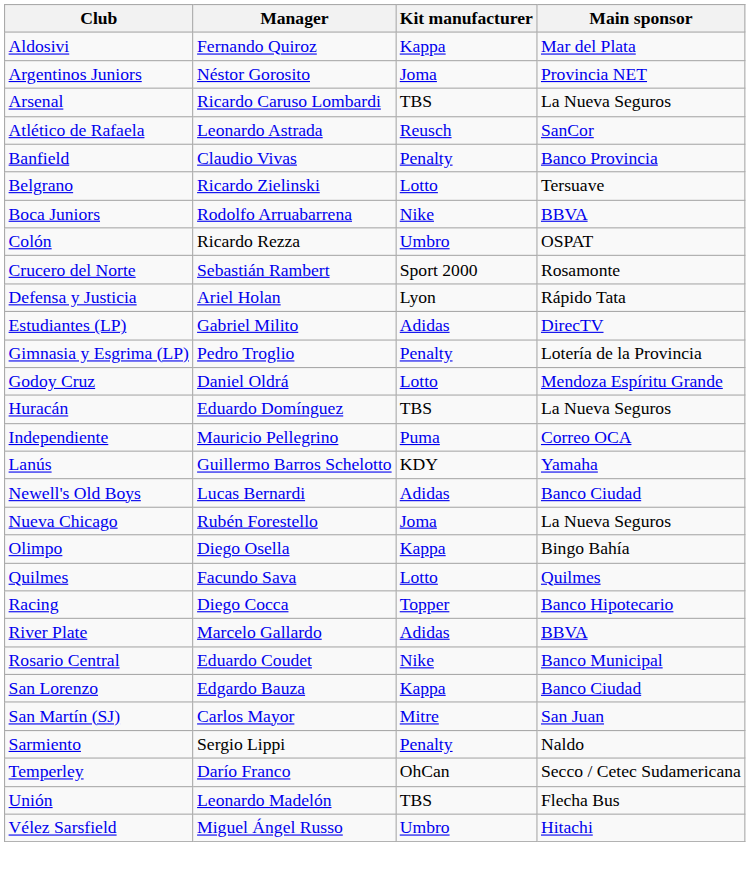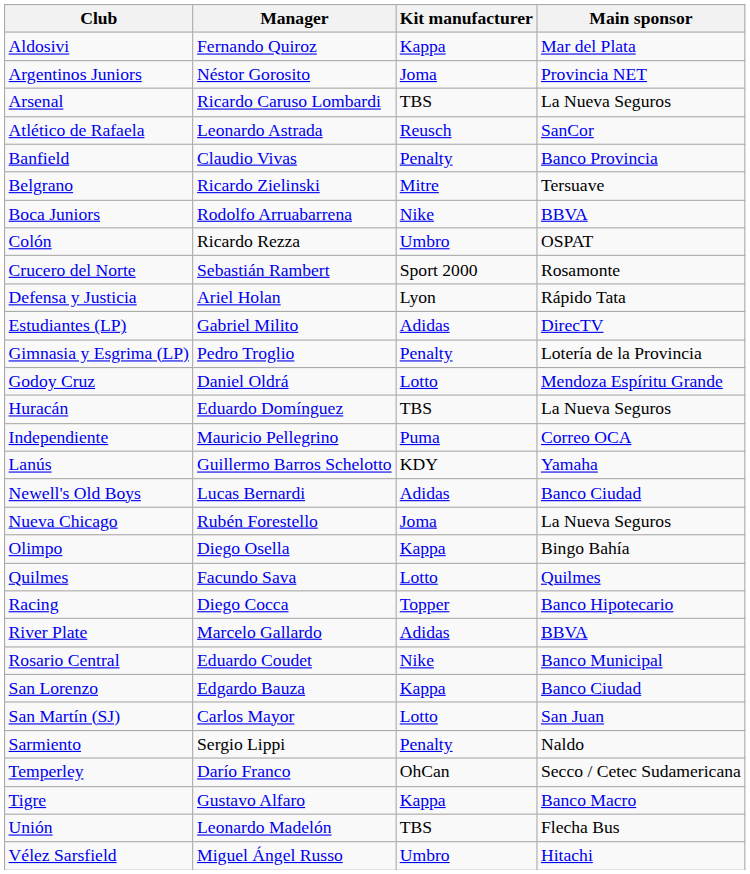(419, 185) Lotto -> (419, 185) Mitre
(419, 716) Mitre -> (419, 716) Lotto
+ row: (27, 800)
